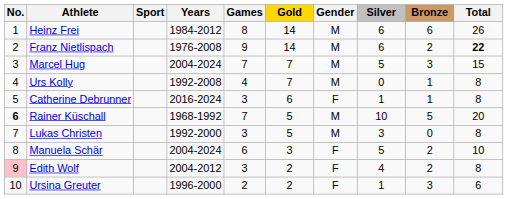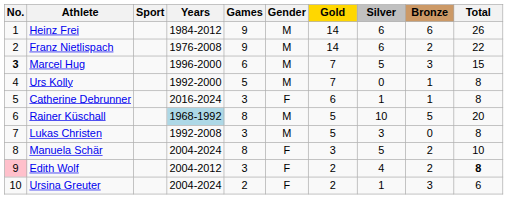columns swapped: (335, 13) <-> (290, 13)
(245, 30) 8 -> (245, 30) 9
(478, 47) bold -> (478, 47) normal
(16, 64) normal -> (16, 64) bold
(195, 64) 2004-2024 -> (195, 64) 1996-2000
(245, 64) 7 -> (245, 64) 6
(195, 82) 1992-2008 -> (195, 82) 1992-2000
(245, 82) 4 -> (245, 82) 5
(16, 116) bold -> (16, 116) normal
(195, 116) no background -> (195, 116) lightblue background
(245, 116) 7 -> (245, 116) 8
(195, 133) 1992-2000 -> (195, 133) 1992-2008
(245, 151) 6 -> (245, 151) 8
(478, 168) normal -> (478, 168) bold
(195, 185) 1996-2000 -> (195, 185) 2004-2024
